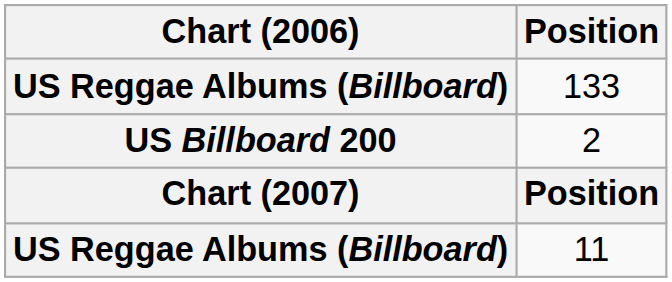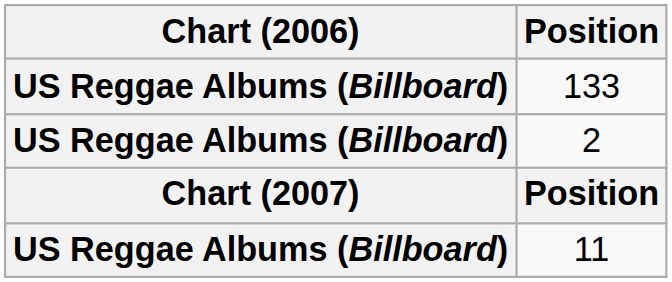(261, 140) US Billboard 200 -> (261, 140) US Reggae Albums (Billboard)
